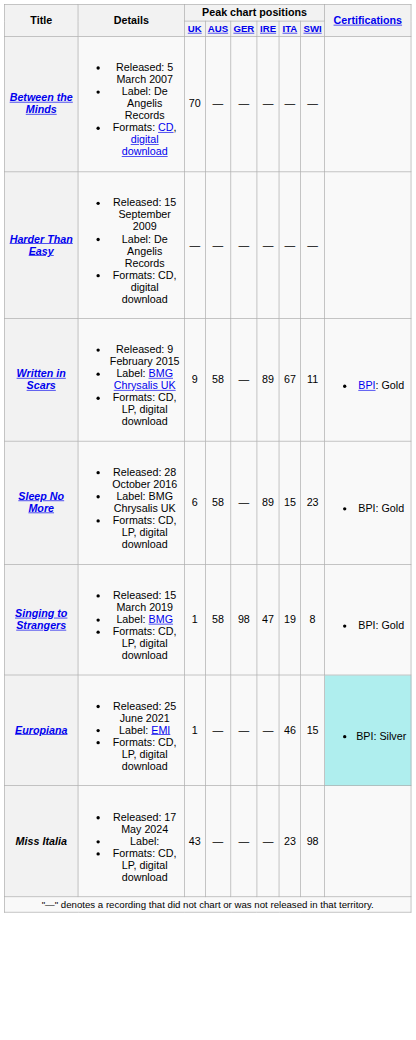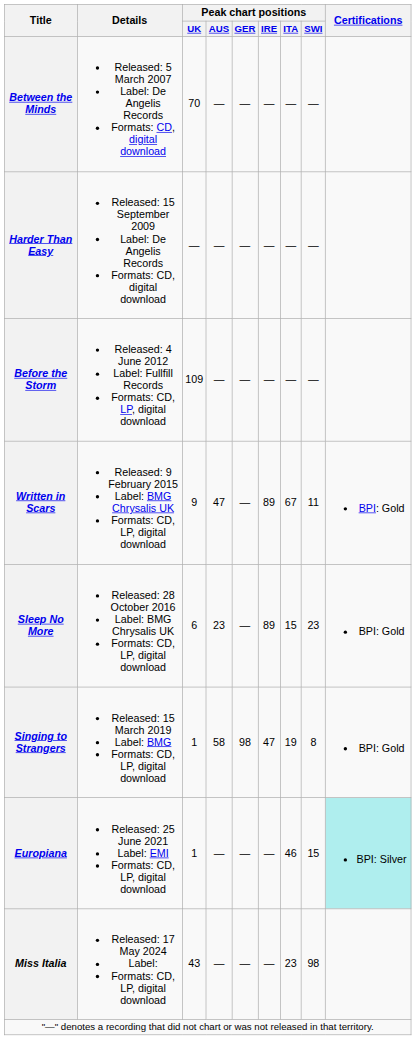+ row: (41, 380)
(218, 380) 58 -> (219, 502) 47
(218, 502) 58 -> (219, 625) 23
